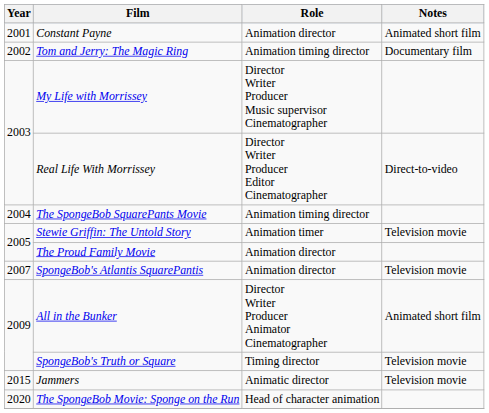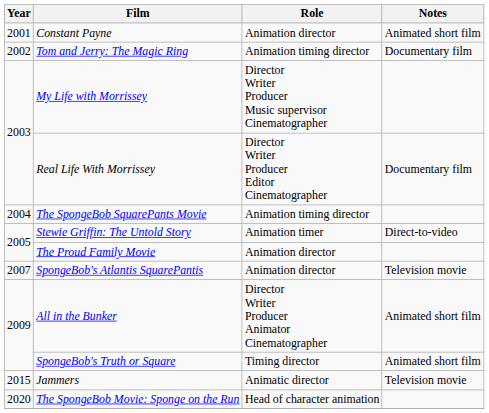(421, 168) Direct-to-video -> (428, 168) Documentary film
(426, 233) Television movie -> (421, 233) Direct-to-video
(426, 361) Television movie -> (433, 361) Animated short film
